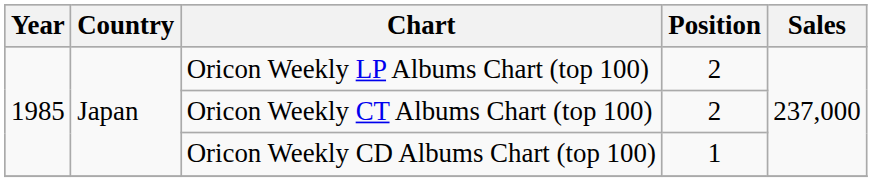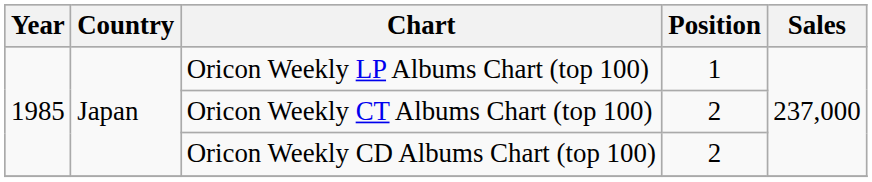(715, 68) 2 -> (715, 68) 1
(715, 153) 1 -> (715, 153) 2
